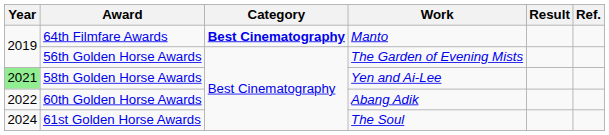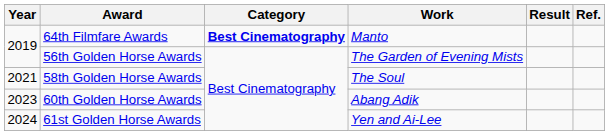(22, 78) lightgreen background -> (22, 78) no background
(396, 78) Yen and Ai-Lee -> (378, 78) The Soul
(22, 99) 2022 -> (22, 99) 2023
(378, 120) The Soul -> (396, 120) Yen and Ai-Lee
